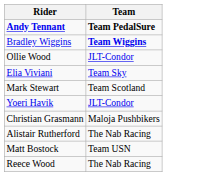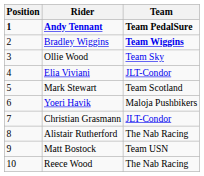+ column: (23, 12)
(111, 57) JLT-Condor -> (145, 57) Team Sky
(107, 73) Team Sky -> (148, 73) JLT-Condor
(111, 103) JLT-Condor -> (161, 103) Maloja Pushbikers
(124, 118) Maloja Pushbikers -> (148, 118) JLT-Condor
